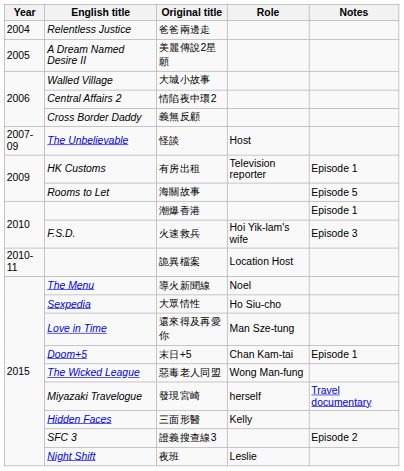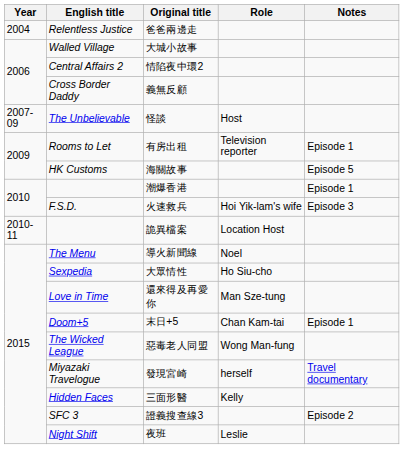- row: (188, 55)
(77, 169) HK Customs -> (80, 146) Rooms to Let
(78, 192) Rooms to Let -> (78, 170) HK Customs
